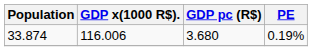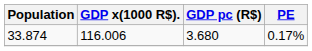(286, 35) 0.19% -> (286, 35) 0.17%
